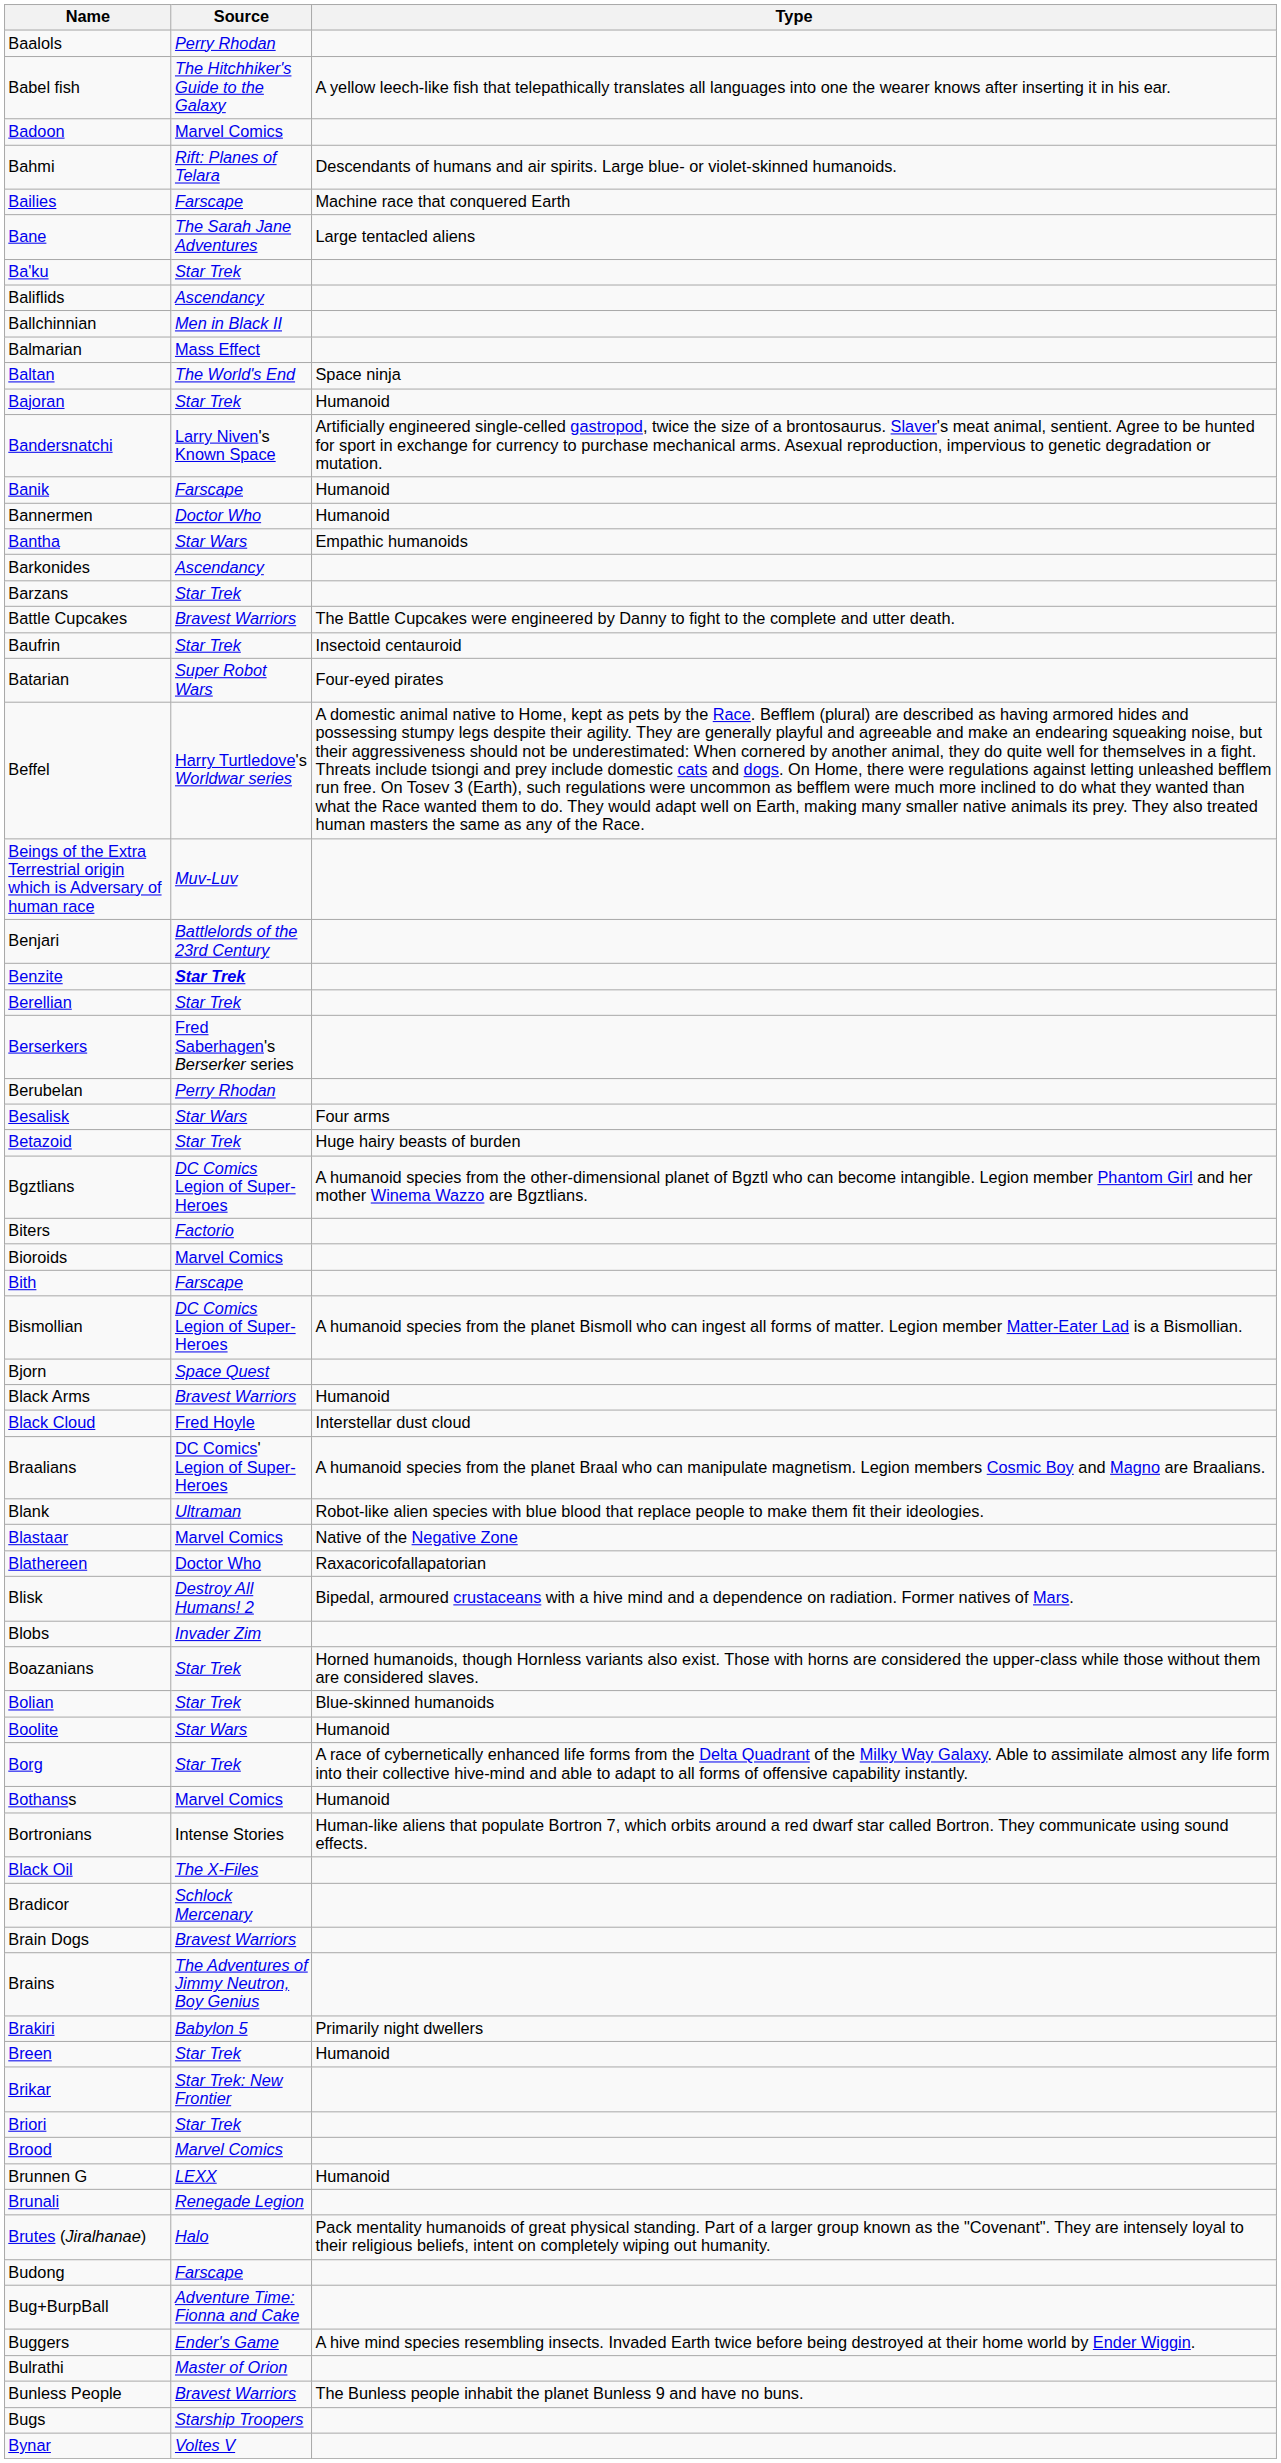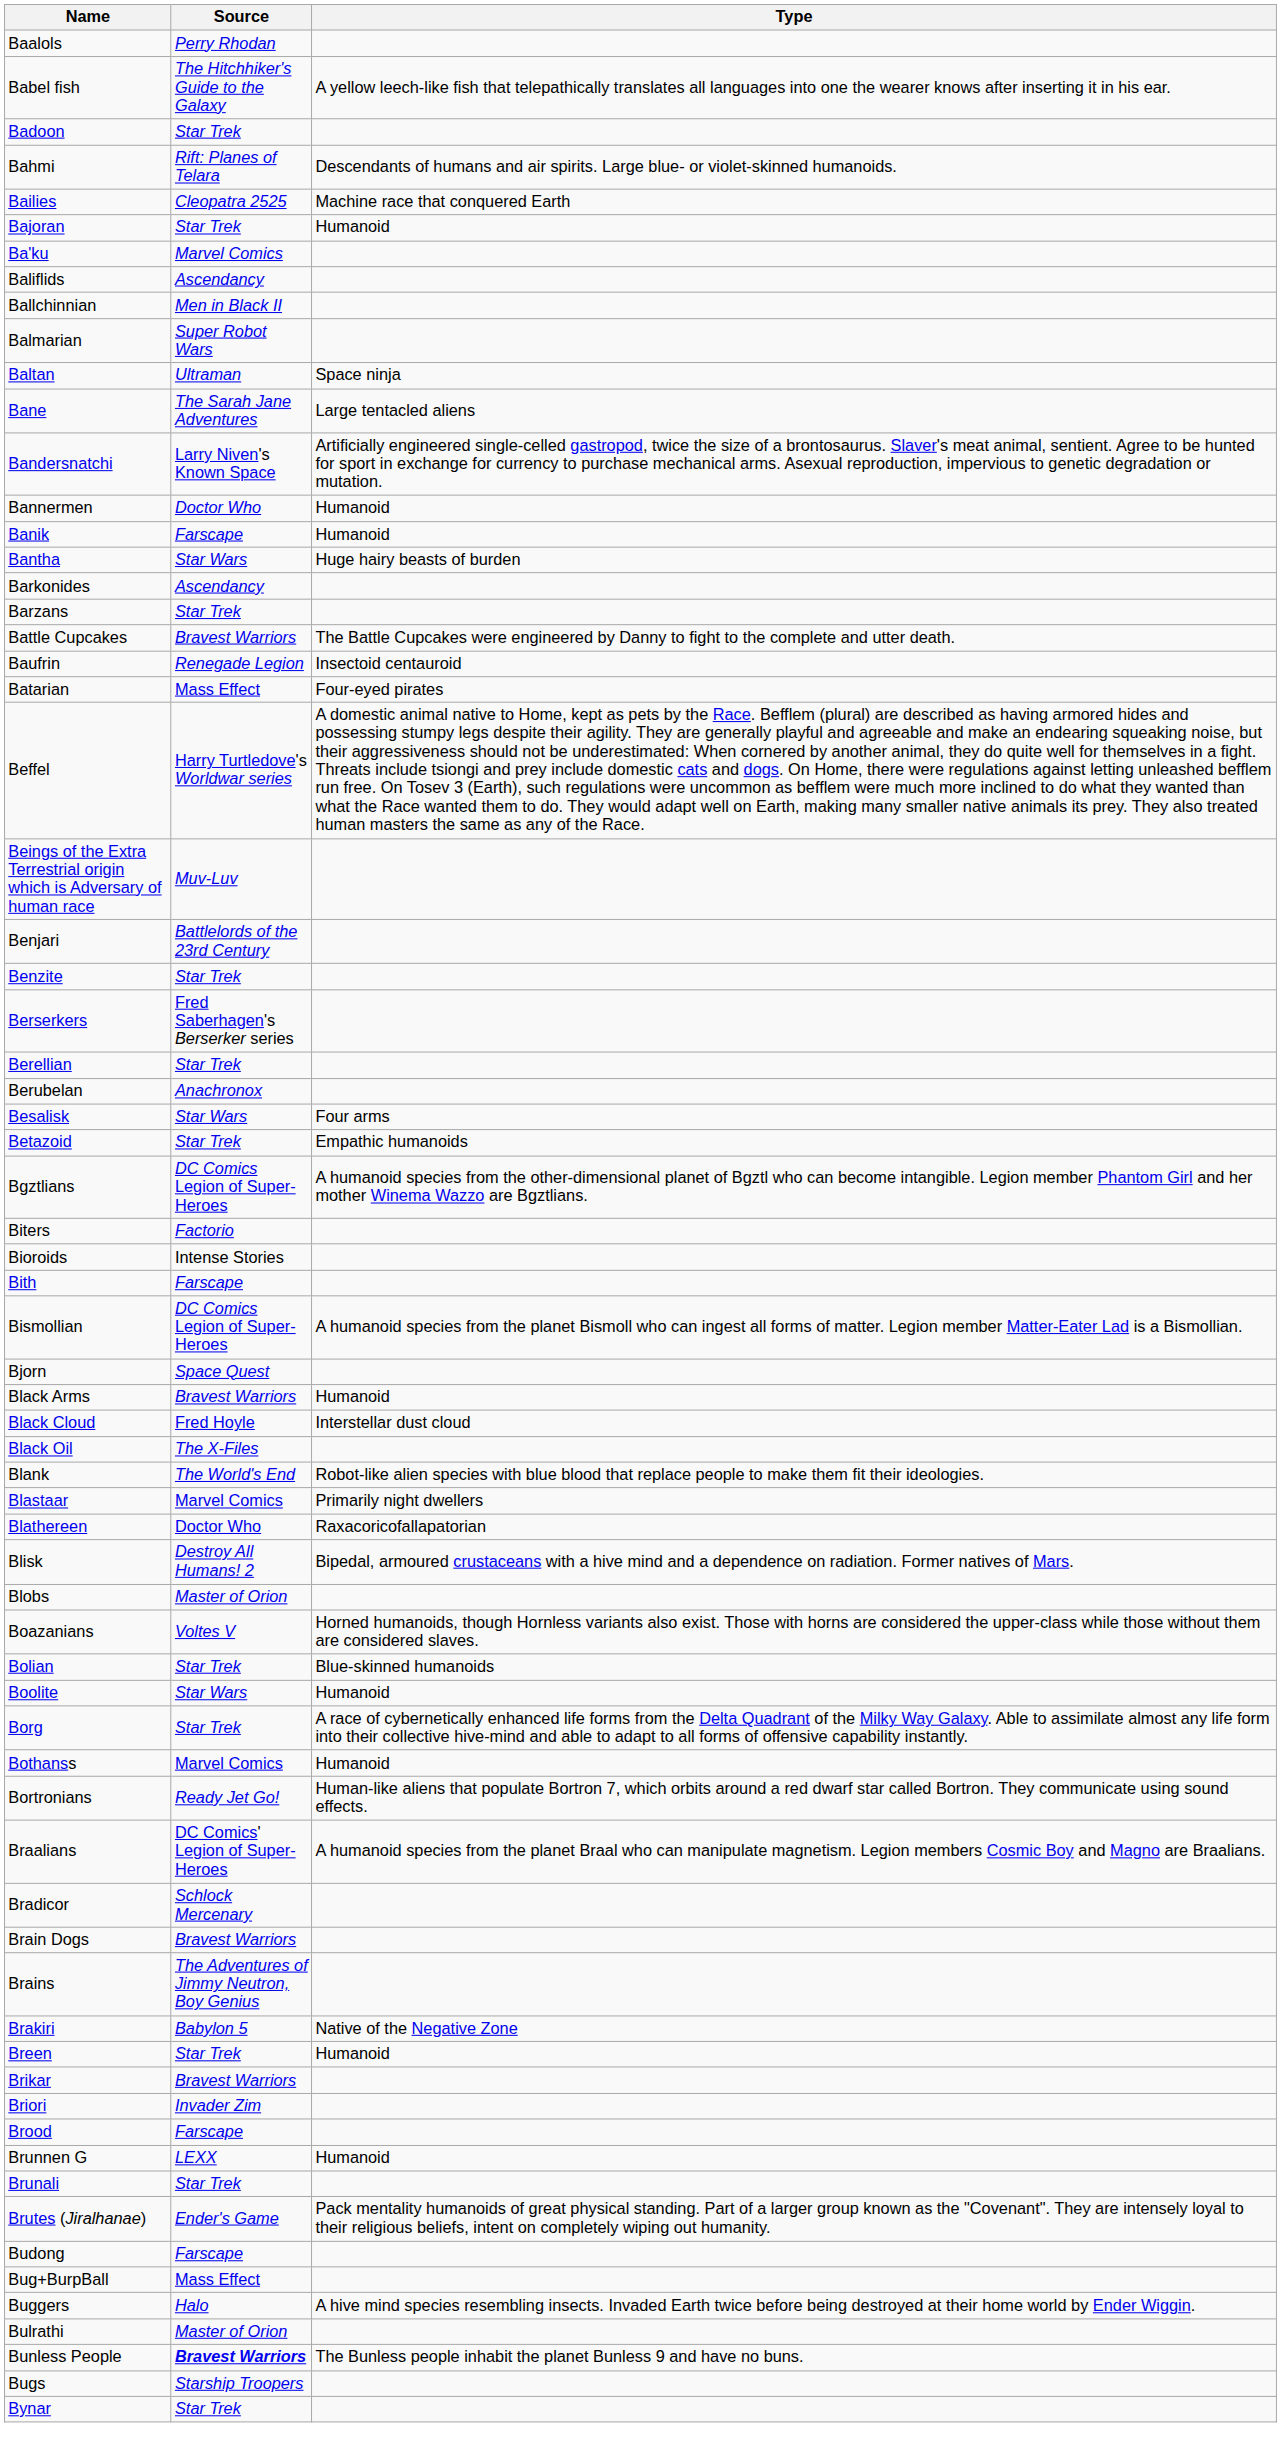(229, 131) Marvel Comics -> (208, 131) Star Trek
(209, 201) Farscape -> (231, 201) Cleopatra 2525
rows swapped: (36, 401) <-> (27, 236)
(208, 272) Star Trek -> (229, 253) Marvel Comics
(217, 349) Mass Effect -> (221, 340) Super Robot Wars
(235, 375) The World's End -> (208, 375) Ultraman
rows swapped: (29, 489) <-> (50, 515)
(392, 541) Empathic humanoids -> (418, 560) Huge hairy beasts of burden
(208, 645) Star Trek -> (239, 663) Renegade Legion
(221, 680) Super Robot Wars -> (217, 689) Mass Effect
(210, 976) bold -> (208, 976) normal
rows swapped: (40, 1002) <-> (48, 1046)
(225, 1090) Perry Rhodan -> (219, 1090) Anachronox
(418, 1142) Huge hairy beasts of burden -> (392, 1142) Empathic humanoids
(229, 1257) Marvel Comics -> (229, 1257) Intense Stories
rows swapped: (40, 1869) <-> (42, 1467)
(208, 1511) Ultraman -> (235, 1475) The World's End
(417, 1537) Native of the Negative Zone -> (399, 1500) Primarily night dwellers
(218, 1633) Invader Zim -> (231, 1596) Master of Orion
(208, 1668) Star Trek -> (205, 1631) Voltes V
(229, 1834) Intense Stories -> (227, 1798) Ready Jet Go!
(399, 2028) Primarily night dwellers -> (417, 2028) Native of the Negative Zone
(229, 2089) Star Trek: New Frontier -> (236, 2080) Bravest Warriors
(208, 2124) Star Trek -> (218, 2106) Invader Zim
(229, 2150) Marvel Comics -> (209, 2132) Farscape
(239, 2202) Renegade Legion -> (208, 2183) Star Trek
(192, 2237) Halo -> (227, 2218) Ender's Game
(237, 2307) Adventure Time: Fionna and Cake -> (217, 2279) Mass Effect
(227, 2342) Ender's Game -> (192, 2305) Halo
(236, 2394) normal -> (241, 2357) bold
(205, 2445) Voltes V -> (208, 2409) Star Trek
